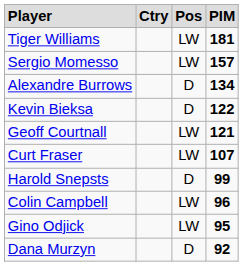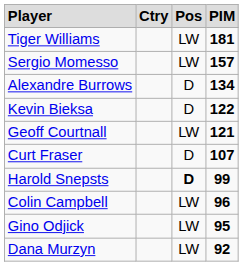(189, 156) LW -> (189, 156) D
(189, 179) normal -> (189, 179) bold
(189, 249) D -> (189, 249) LW
